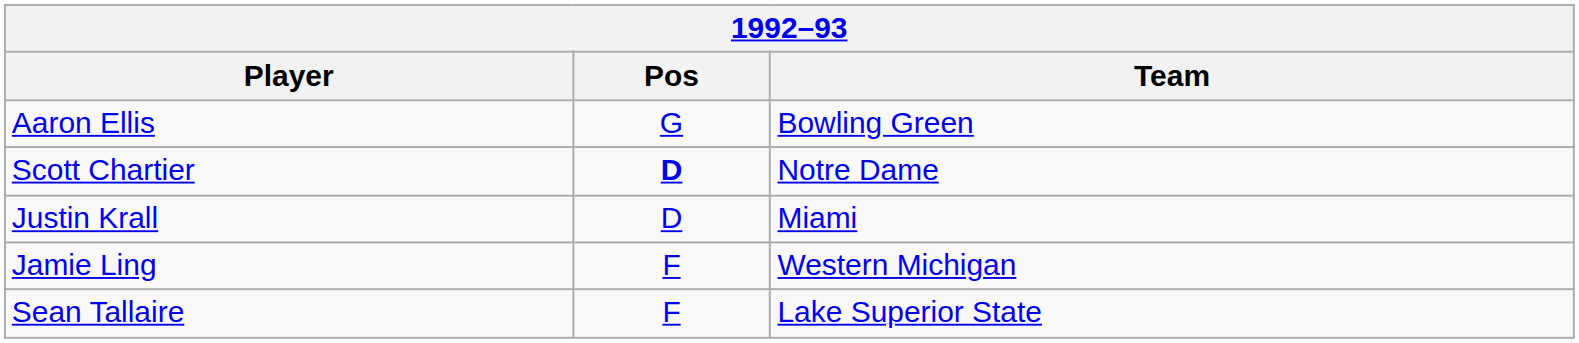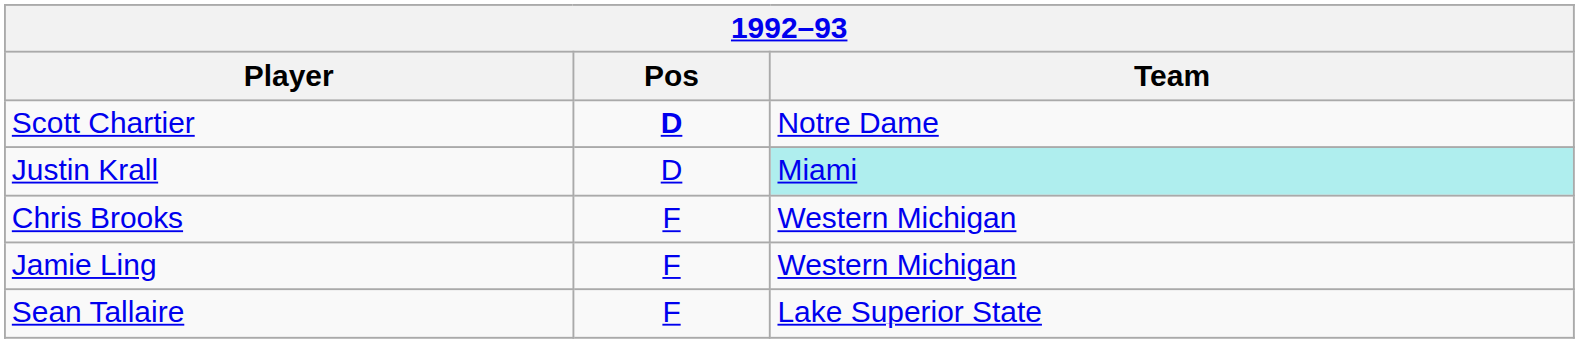- row: (83, 123)
(817, 218) no background -> (817, 170) paleturquoise background
+ row: (97, 218)
